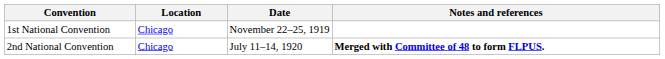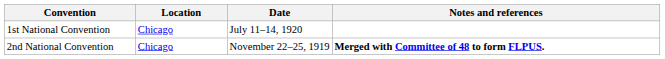(280, 29) November 22–25, 1919 -> (266, 29) July 11–14, 1920
(266, 46) July 11–14, 1920 -> (280, 46) November 22–25, 1919
